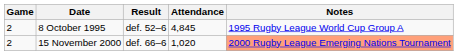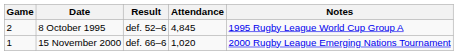(9, 43) 2 -> (9, 43) 1
(340, 43) lightsalmon background -> (340, 43) no background
